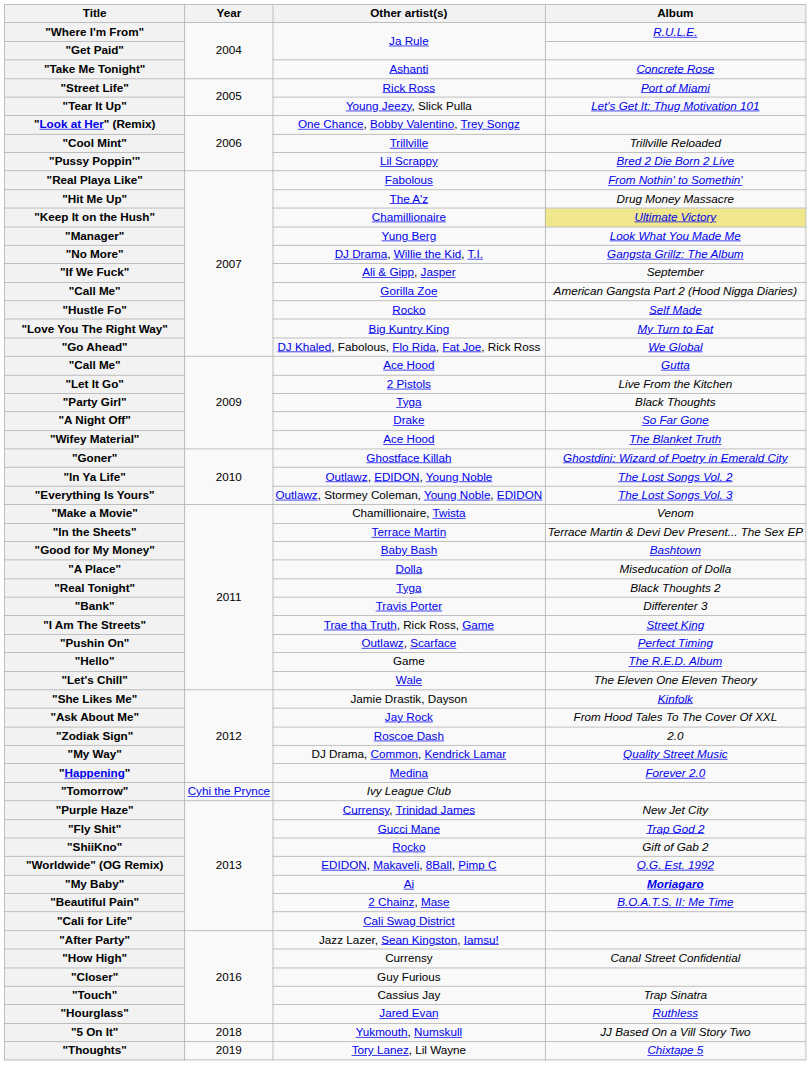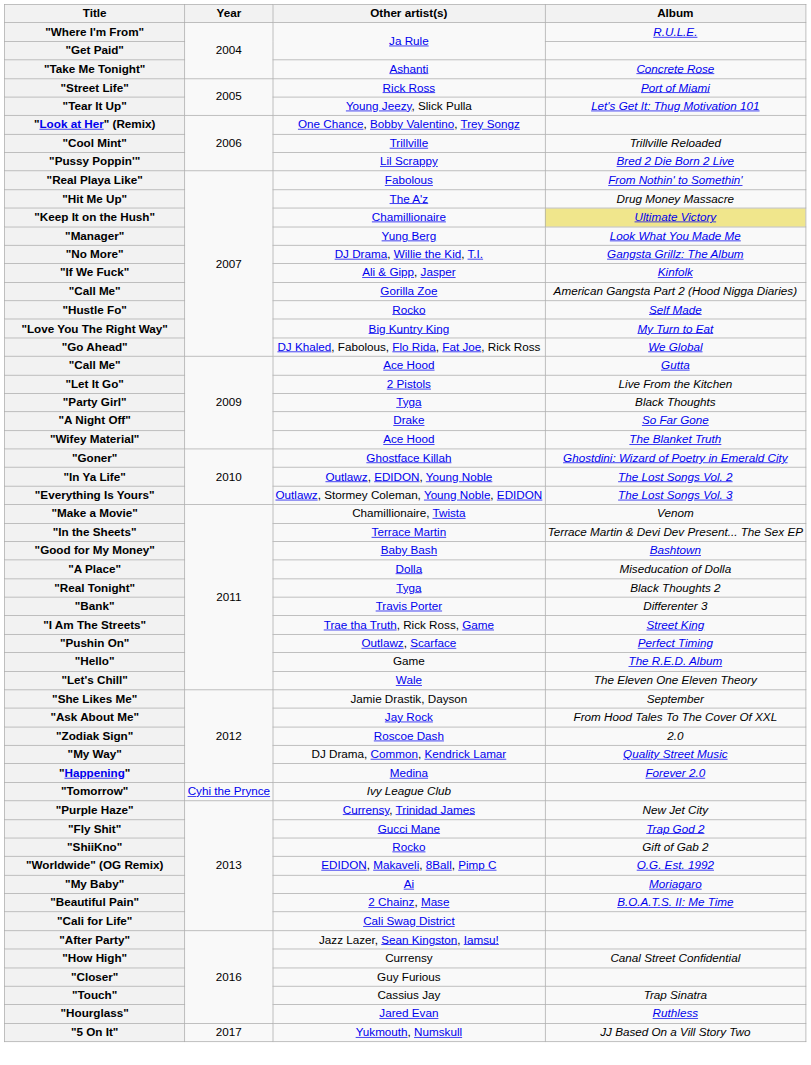(675, 273) September -> (675, 273) Kinfolk
(675, 699) Kinfolk -> (675, 699) September
(675, 884) bold -> (675, 884) normal
(229, 1032) 2018 -> (229, 1032) 2017
- row: (95, 1051)
